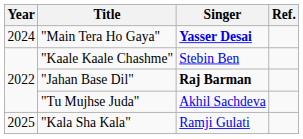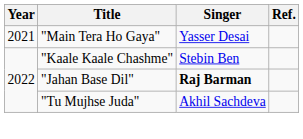(21, 36) 2024 -> (21, 36) 2021
(216, 36) bold -> (214, 36) normal
- row: (86, 123)
